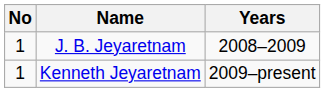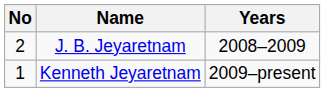(20, 45) 1 -> (20, 45) 2
